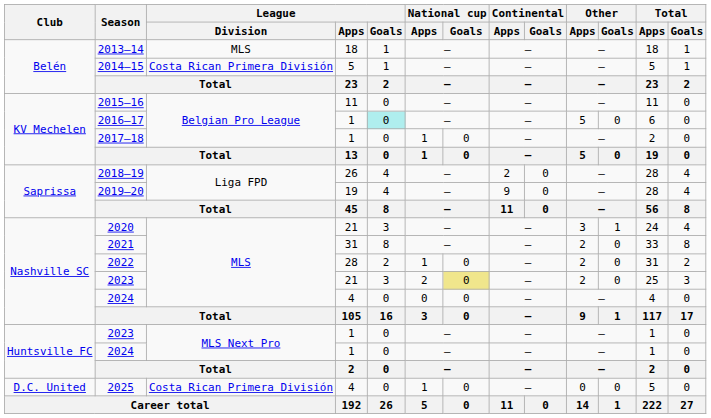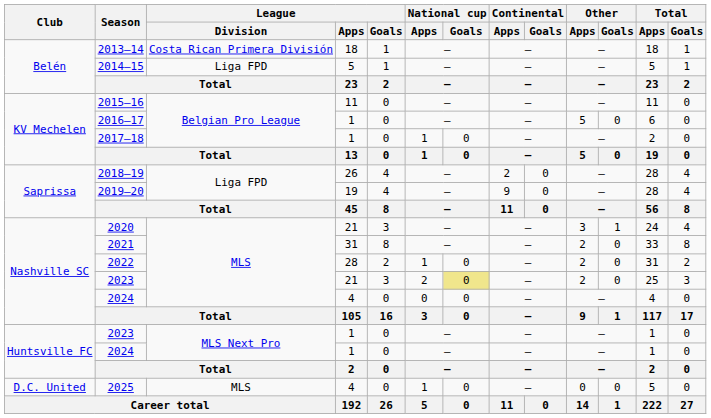(241, 49) MLS -> (241, 49) Costa Rican Primera División
(241, 67) Costa Rican Primera División -> (241, 67) Liga FPD
(386, 120) paleturquoise background -> (386, 120) no background
(241, 387) Costa Rican Primera División -> (241, 387) MLS
